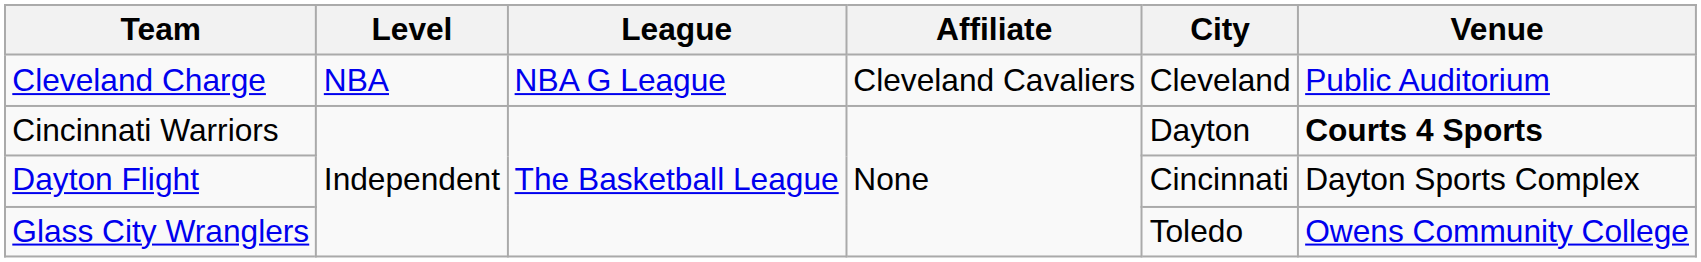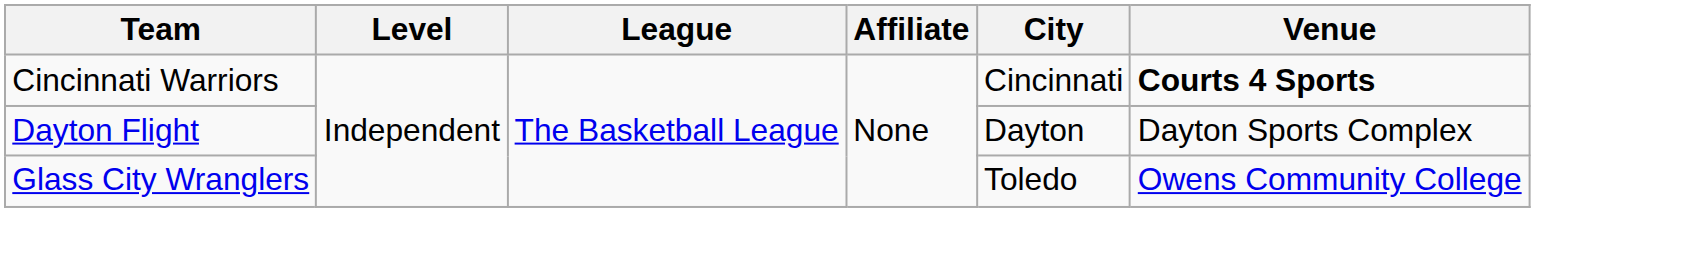- row: (139, 79)
(1200, 130) Dayton -> (1054, 79) Cincinnati
(1219, 180) Cincinnati -> (1034, 130) Dayton
